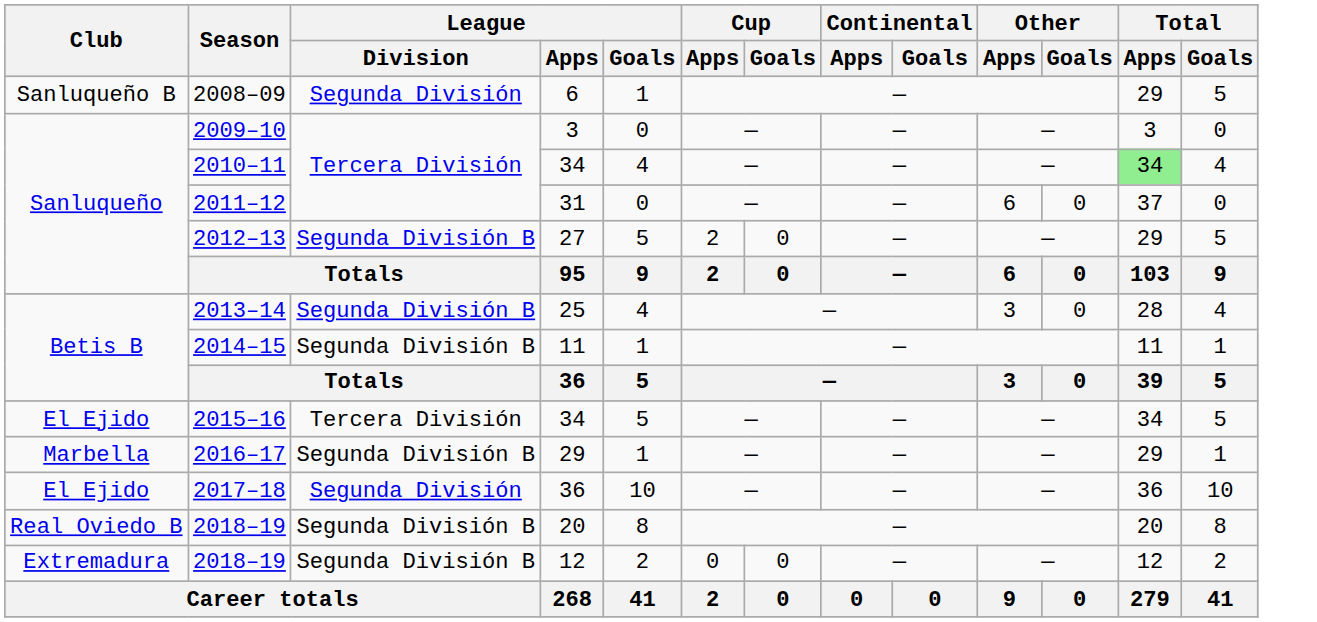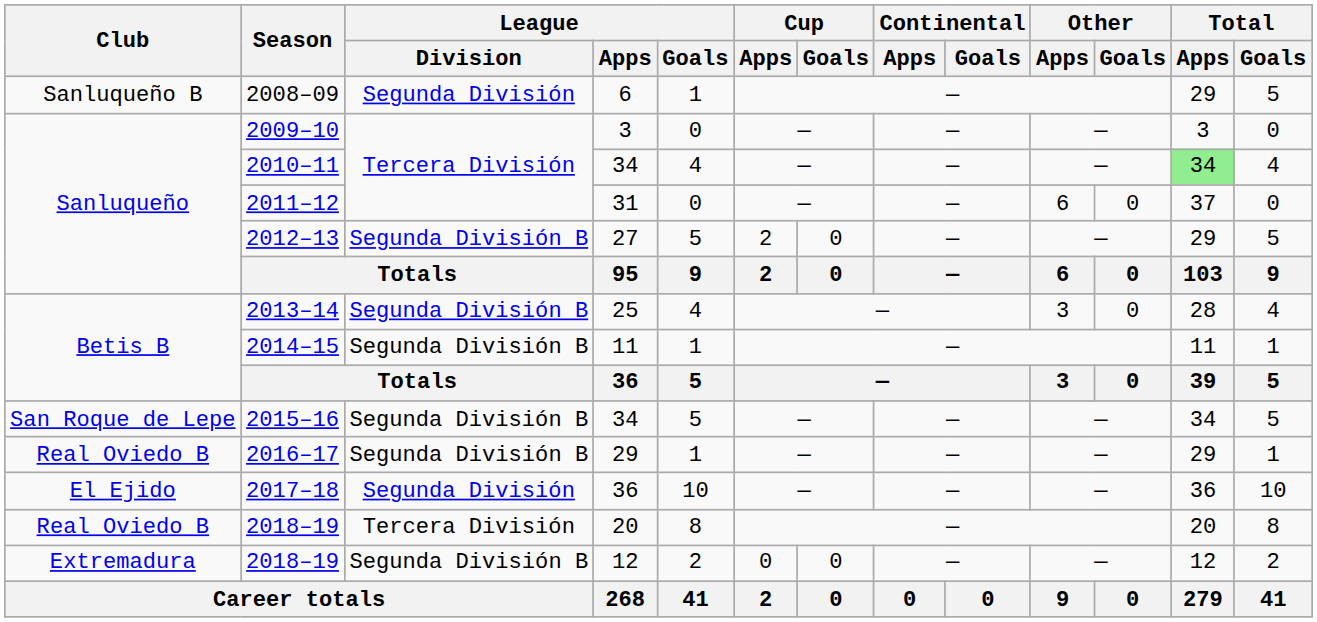(96, 419) El Ejido -> (123, 419) San Roque de Lepe
(416, 419) Tercera División -> (469, 419) Segunda División B
(96, 455) Marbella -> (123, 455) Real Oviedo B
(416, 527) Segunda División B -> (469, 527) Tercera División
